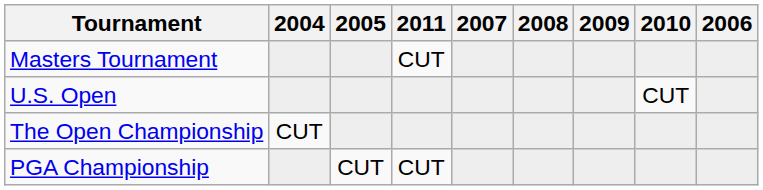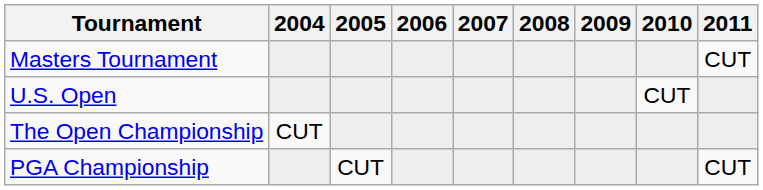columns swapped: (727, 23) <-> (421, 23)
